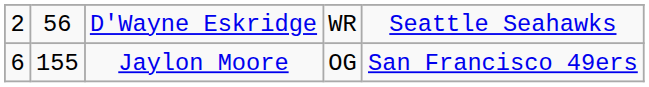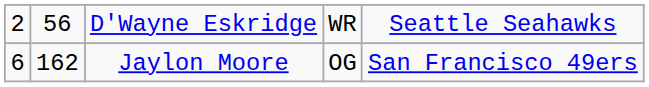(57, 63) 155 -> (57, 63) 162
